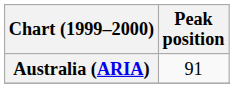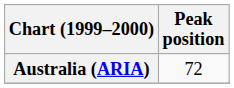(194, 68) 91 -> (194, 68) 72
